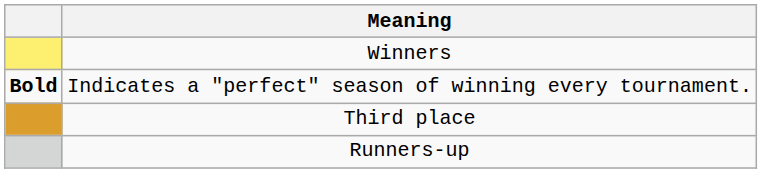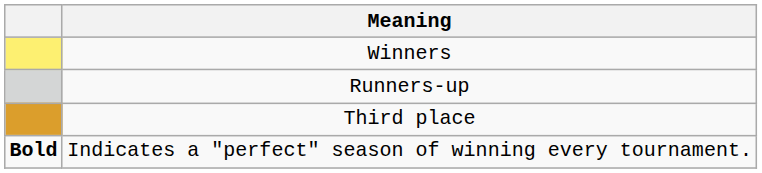rows swapped: (410, 152) <-> (410, 86)
